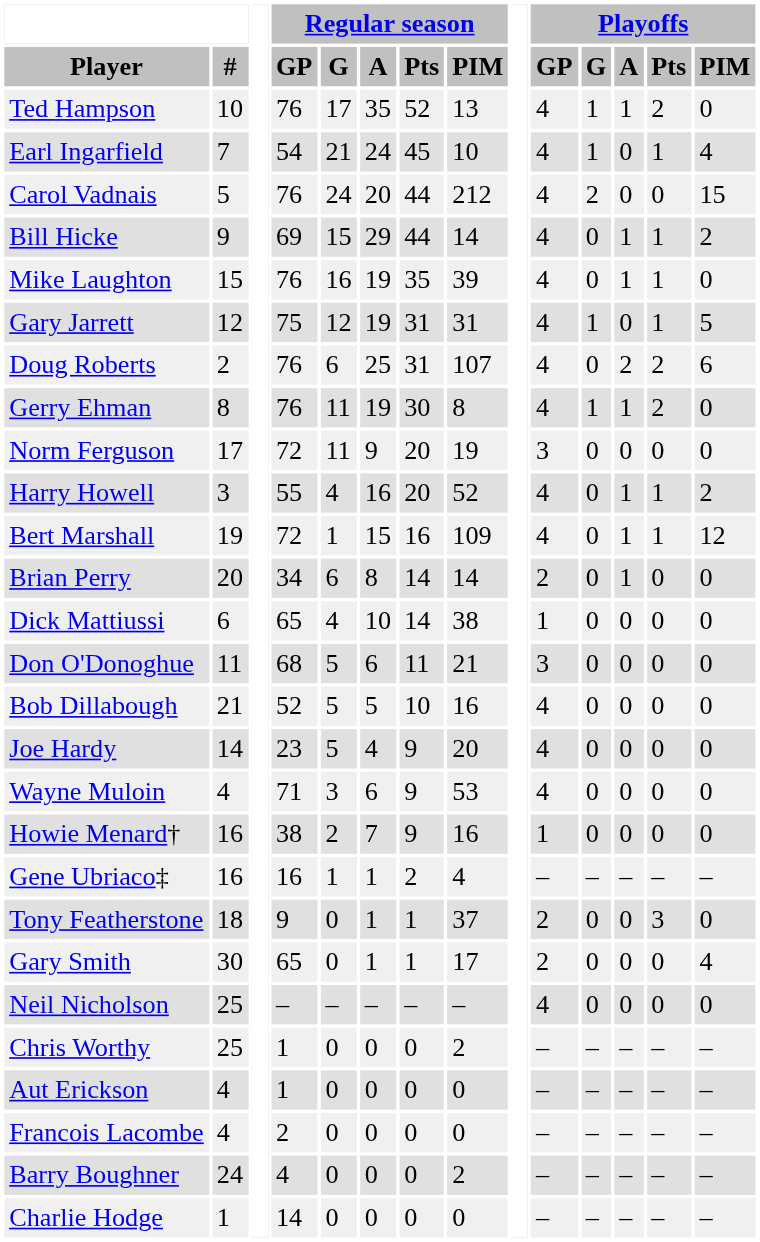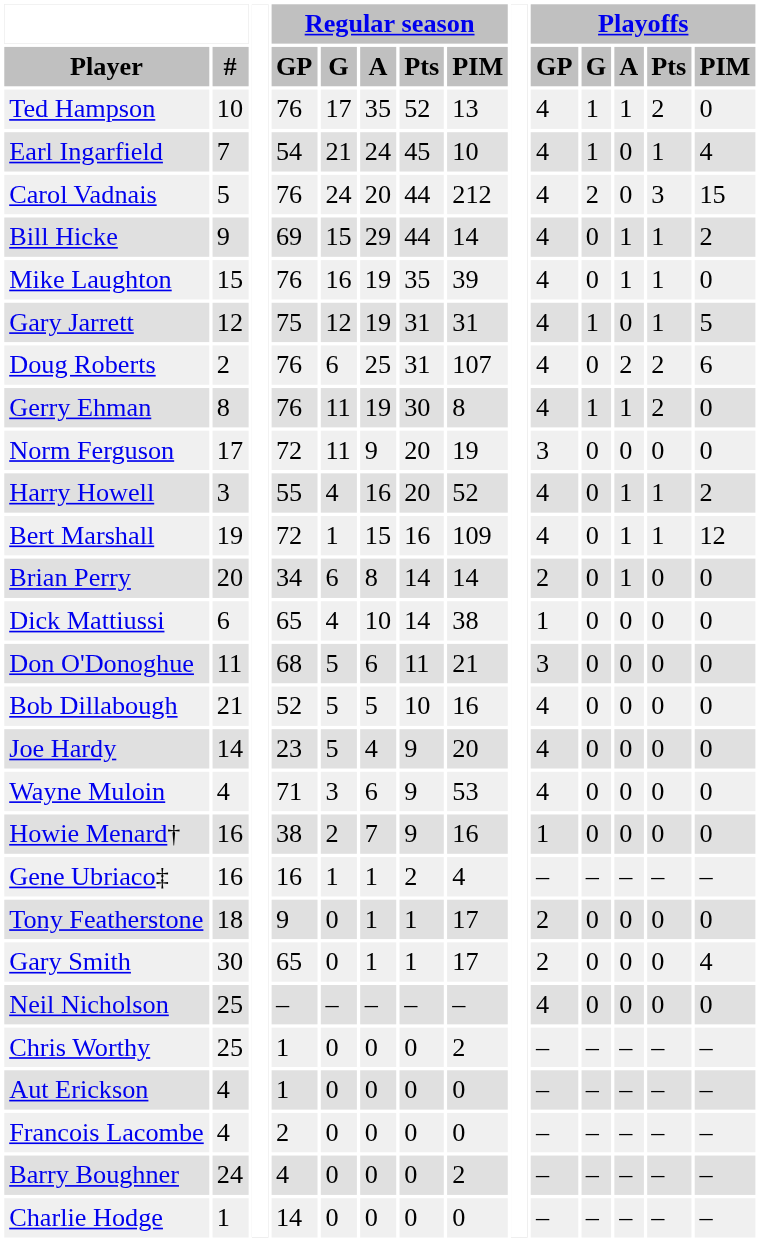(658, 194) 0 -> (658, 194) 3
(465, 919) 37 -> (465, 919) 17
(658, 919) 3 -> (658, 919) 0
